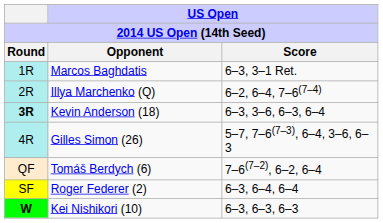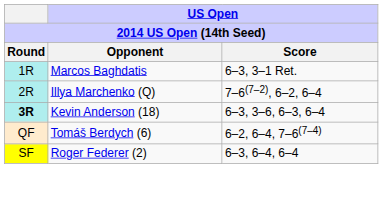(273, 91) 6–2, 6–4, 7–6(7–4) -> (273, 91) 7–6(7–2), 6–2, 6–4
- row: (97, 139)
(273, 168) 7–6(7–2), 6–2, 6–4 -> (273, 133) 6–2, 6–4, 7–6(7–4)
- row: (96, 208)
